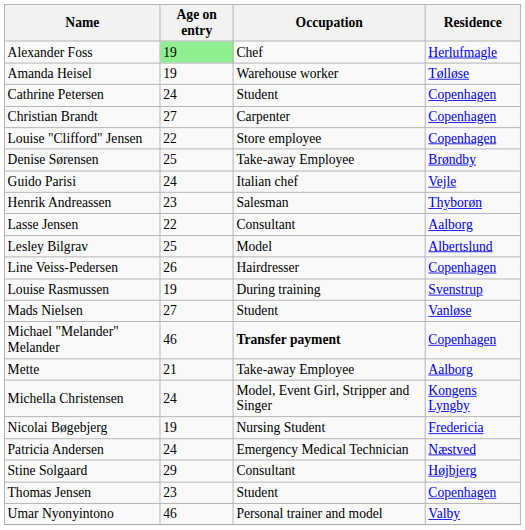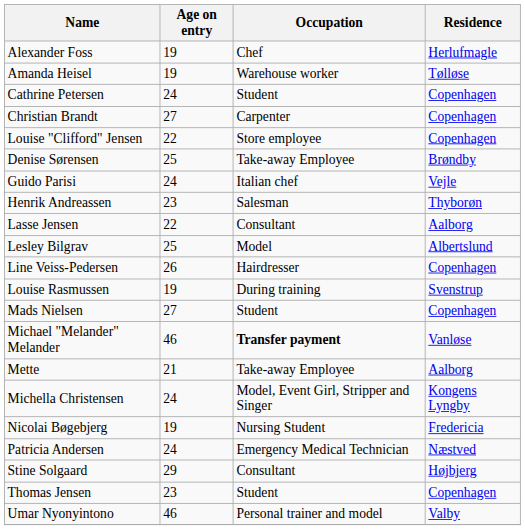(170, 52) lightgreen background -> (170, 52) no background
(450, 310) Vanløse -> (462, 310) Copenhagen
(462, 340) Copenhagen -> (450, 340) Vanløse
